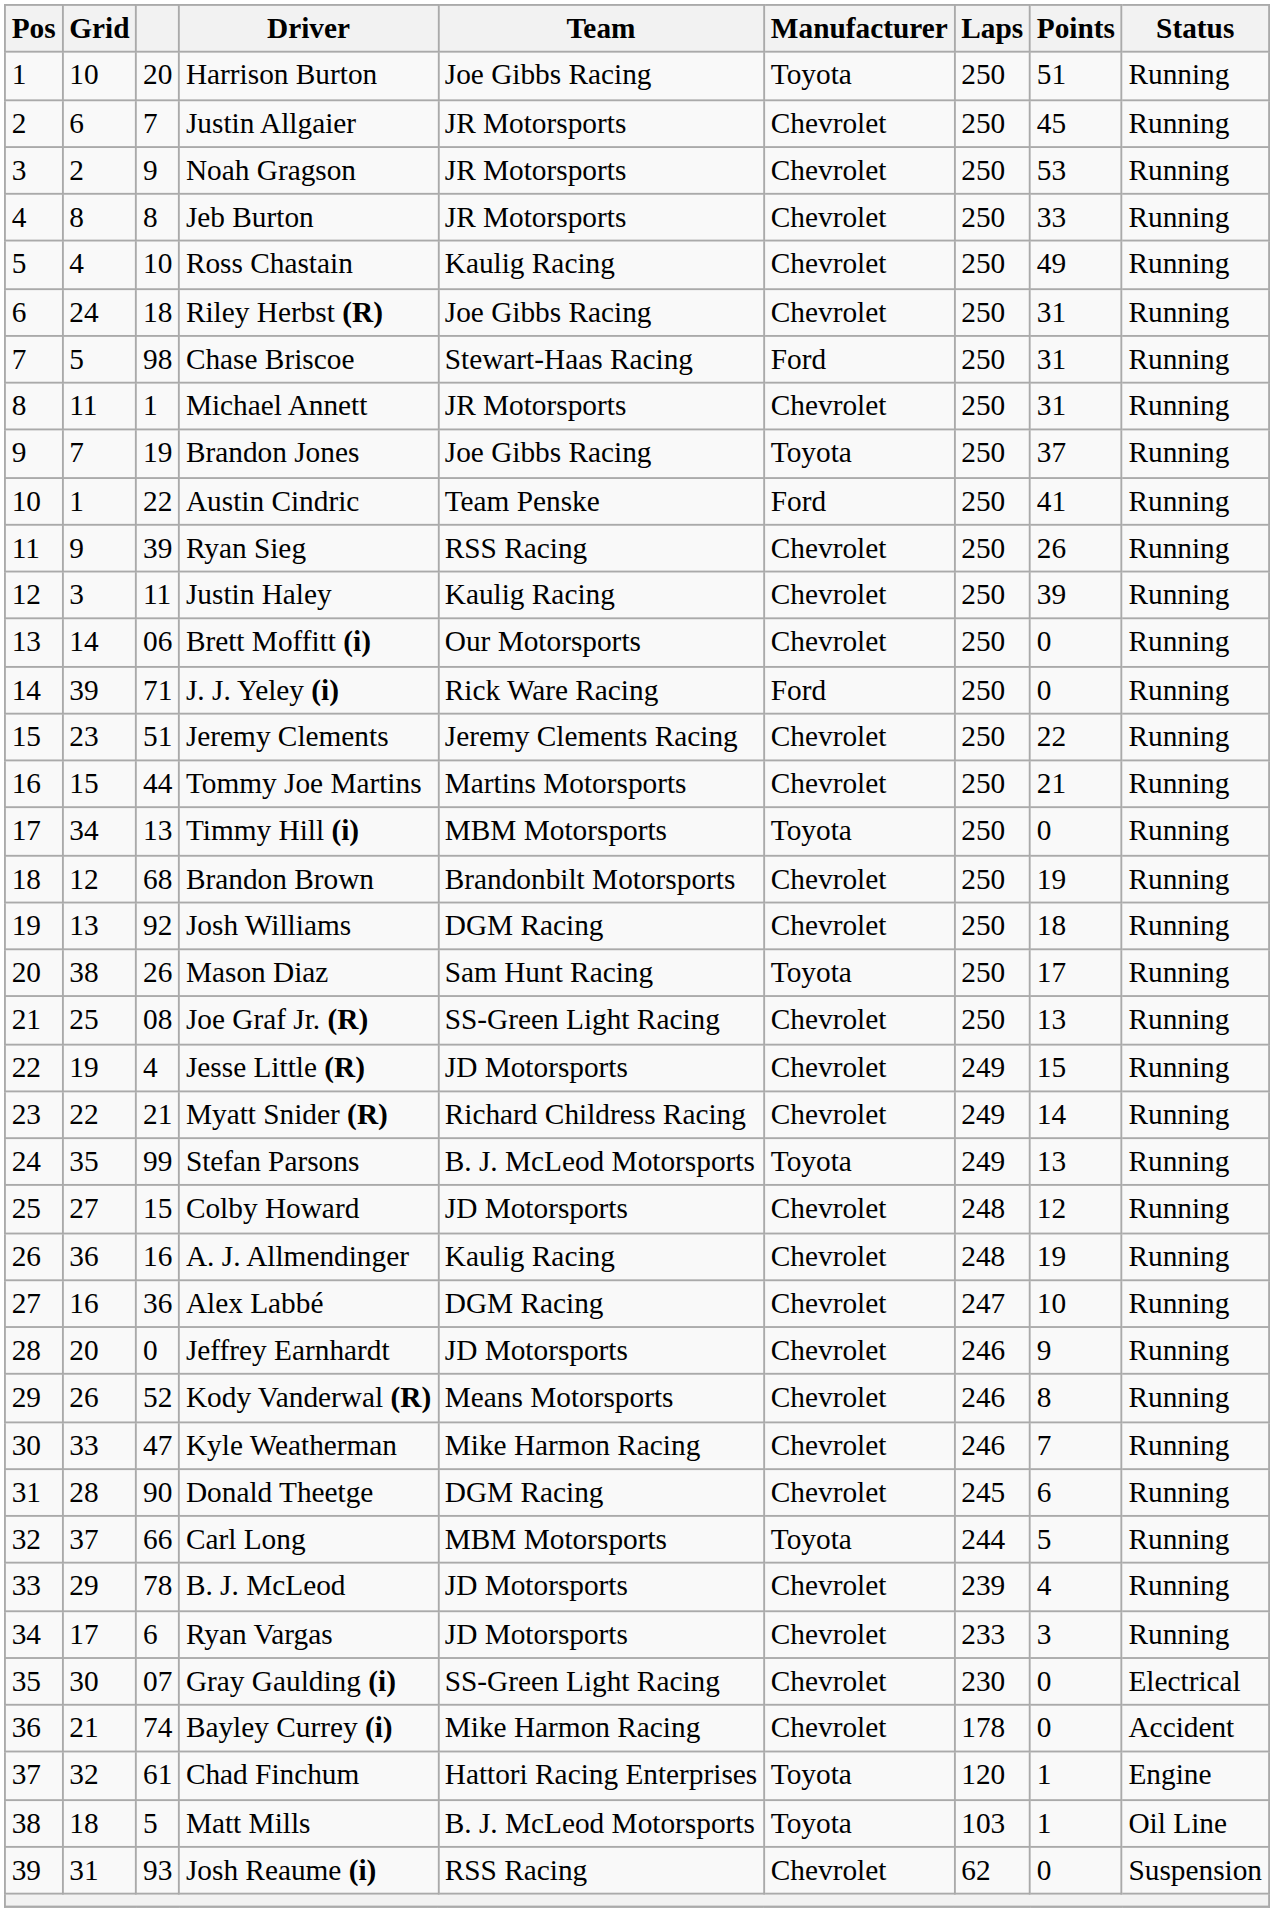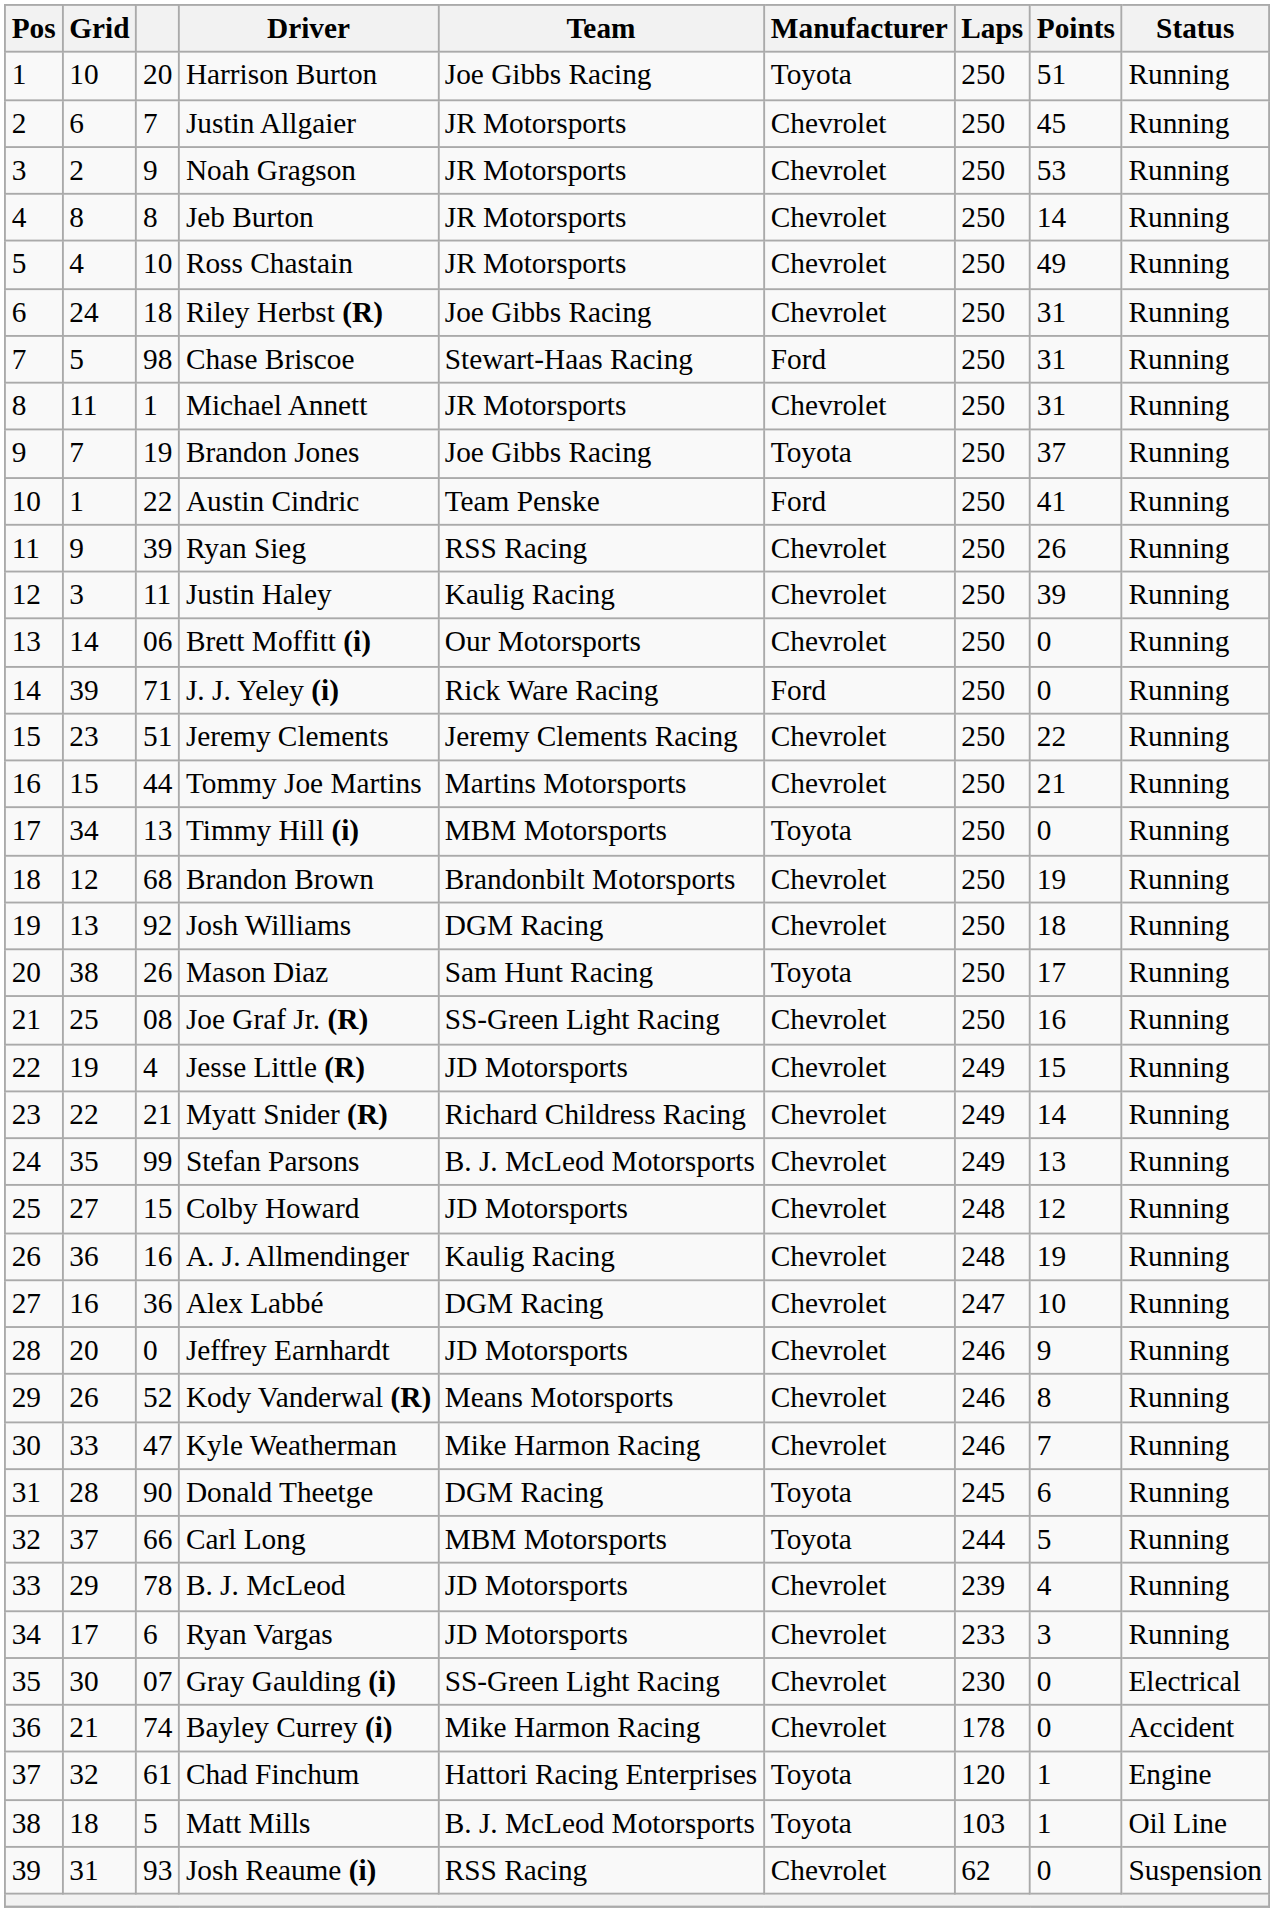(1051, 216) 33 -> (1051, 216) 14
(530, 263) Kaulig Racing -> (536, 263) JR Motorsports
(1051, 1019) 13 -> (1051, 1019) 16
(811, 1161) Toyota -> (829, 1161) Chevrolet
(829, 1491) Chevrolet -> (811, 1491) Toyota
